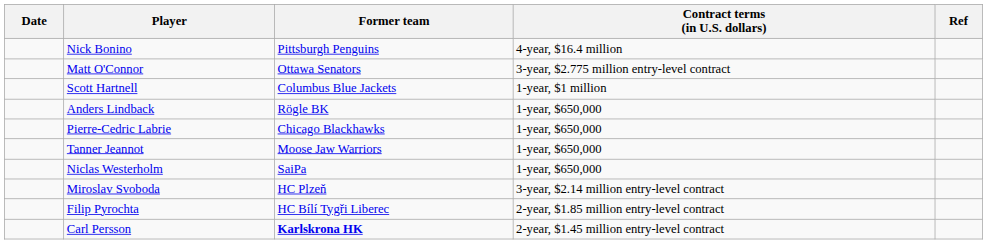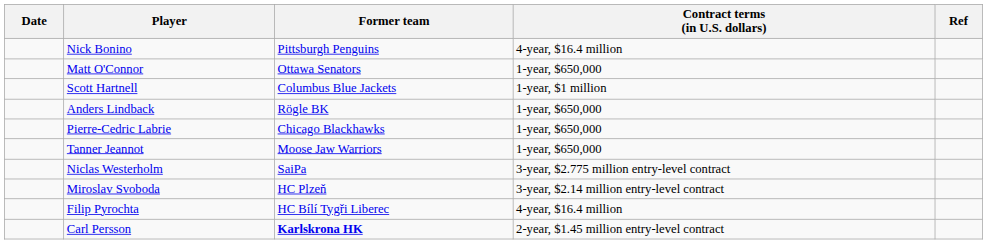(623, 68) 3-year, $2.775 million entry-level contract -> (559, 68) 1-year, $650,000
(559, 169) 1-year, $650,000 -> (623, 169) 3-year, $2.775 million entry-level contract
(620, 209) 2-year, $1.85 million entry-level contract -> (569, 209) 4-year, $16.4 million
